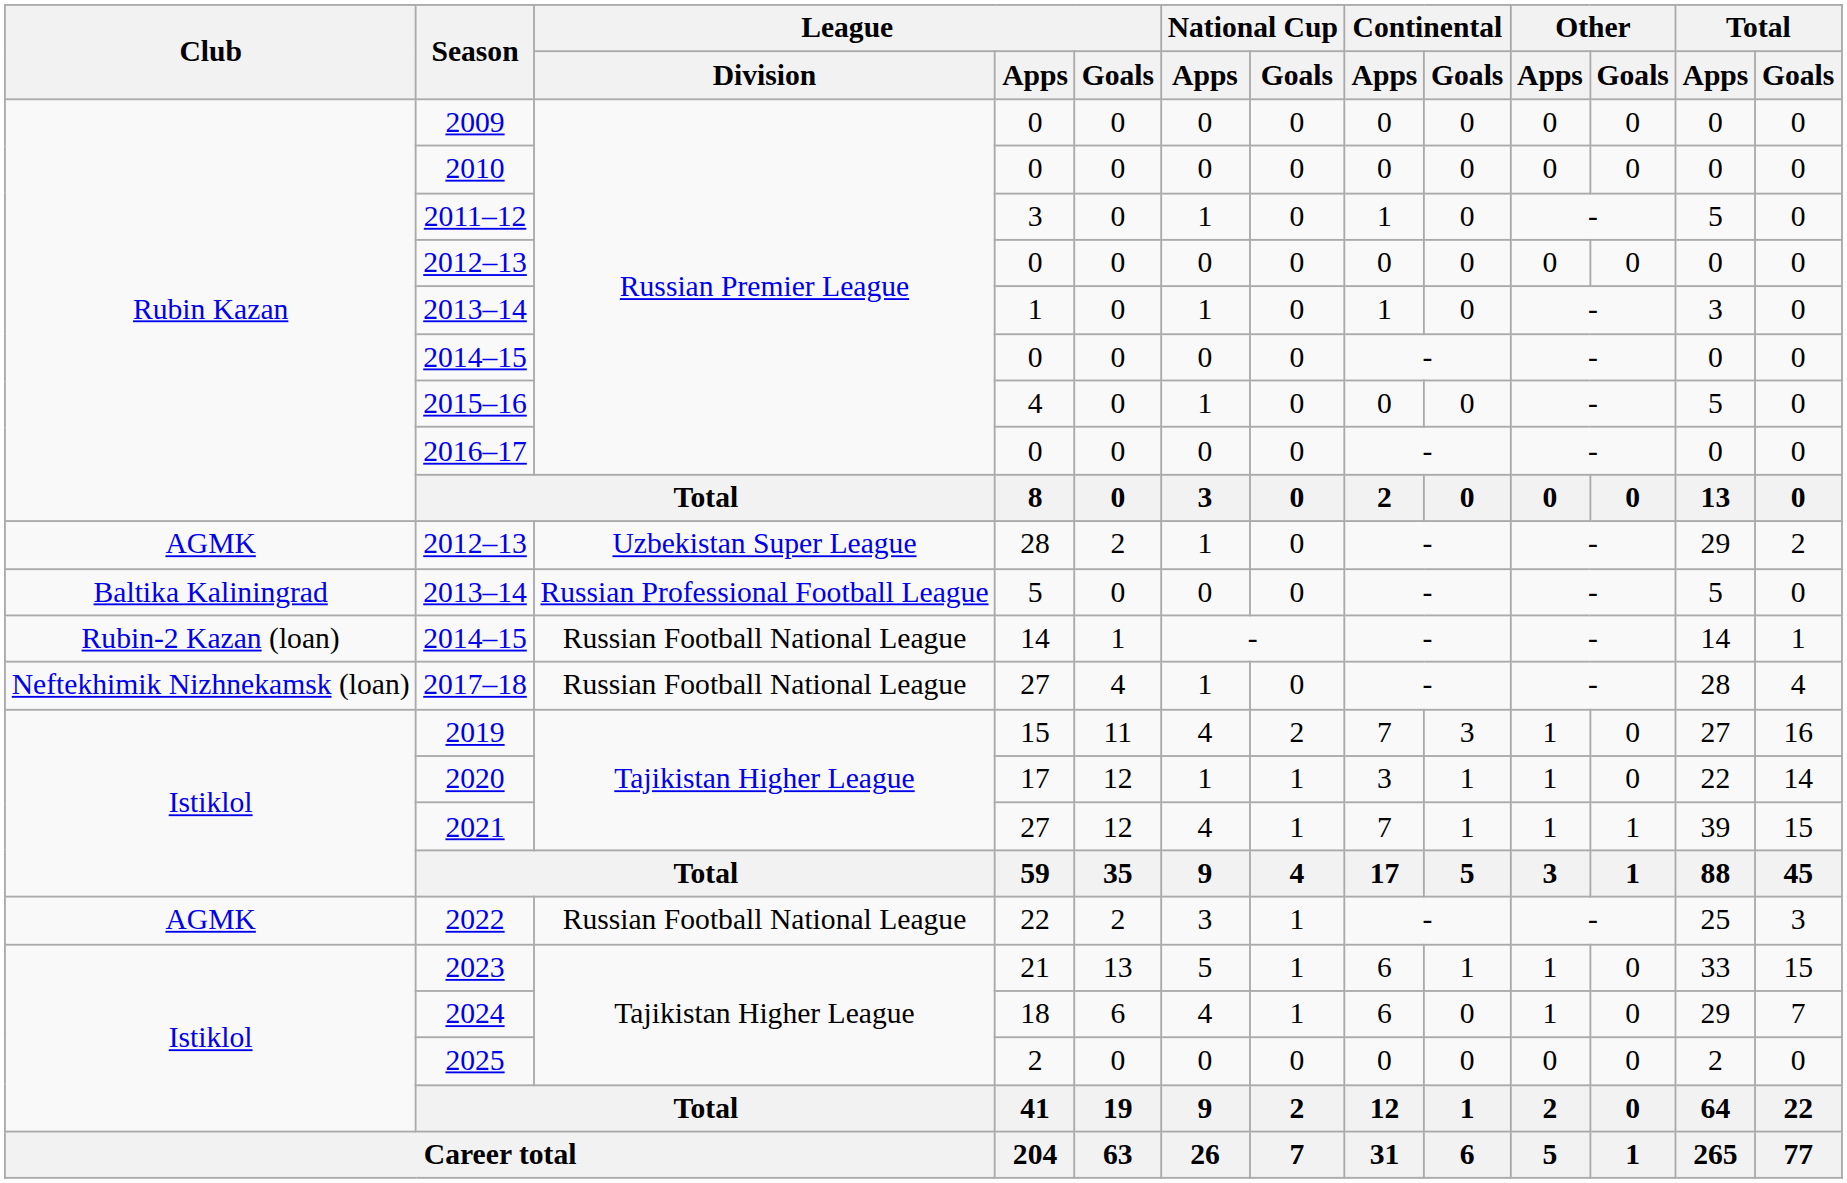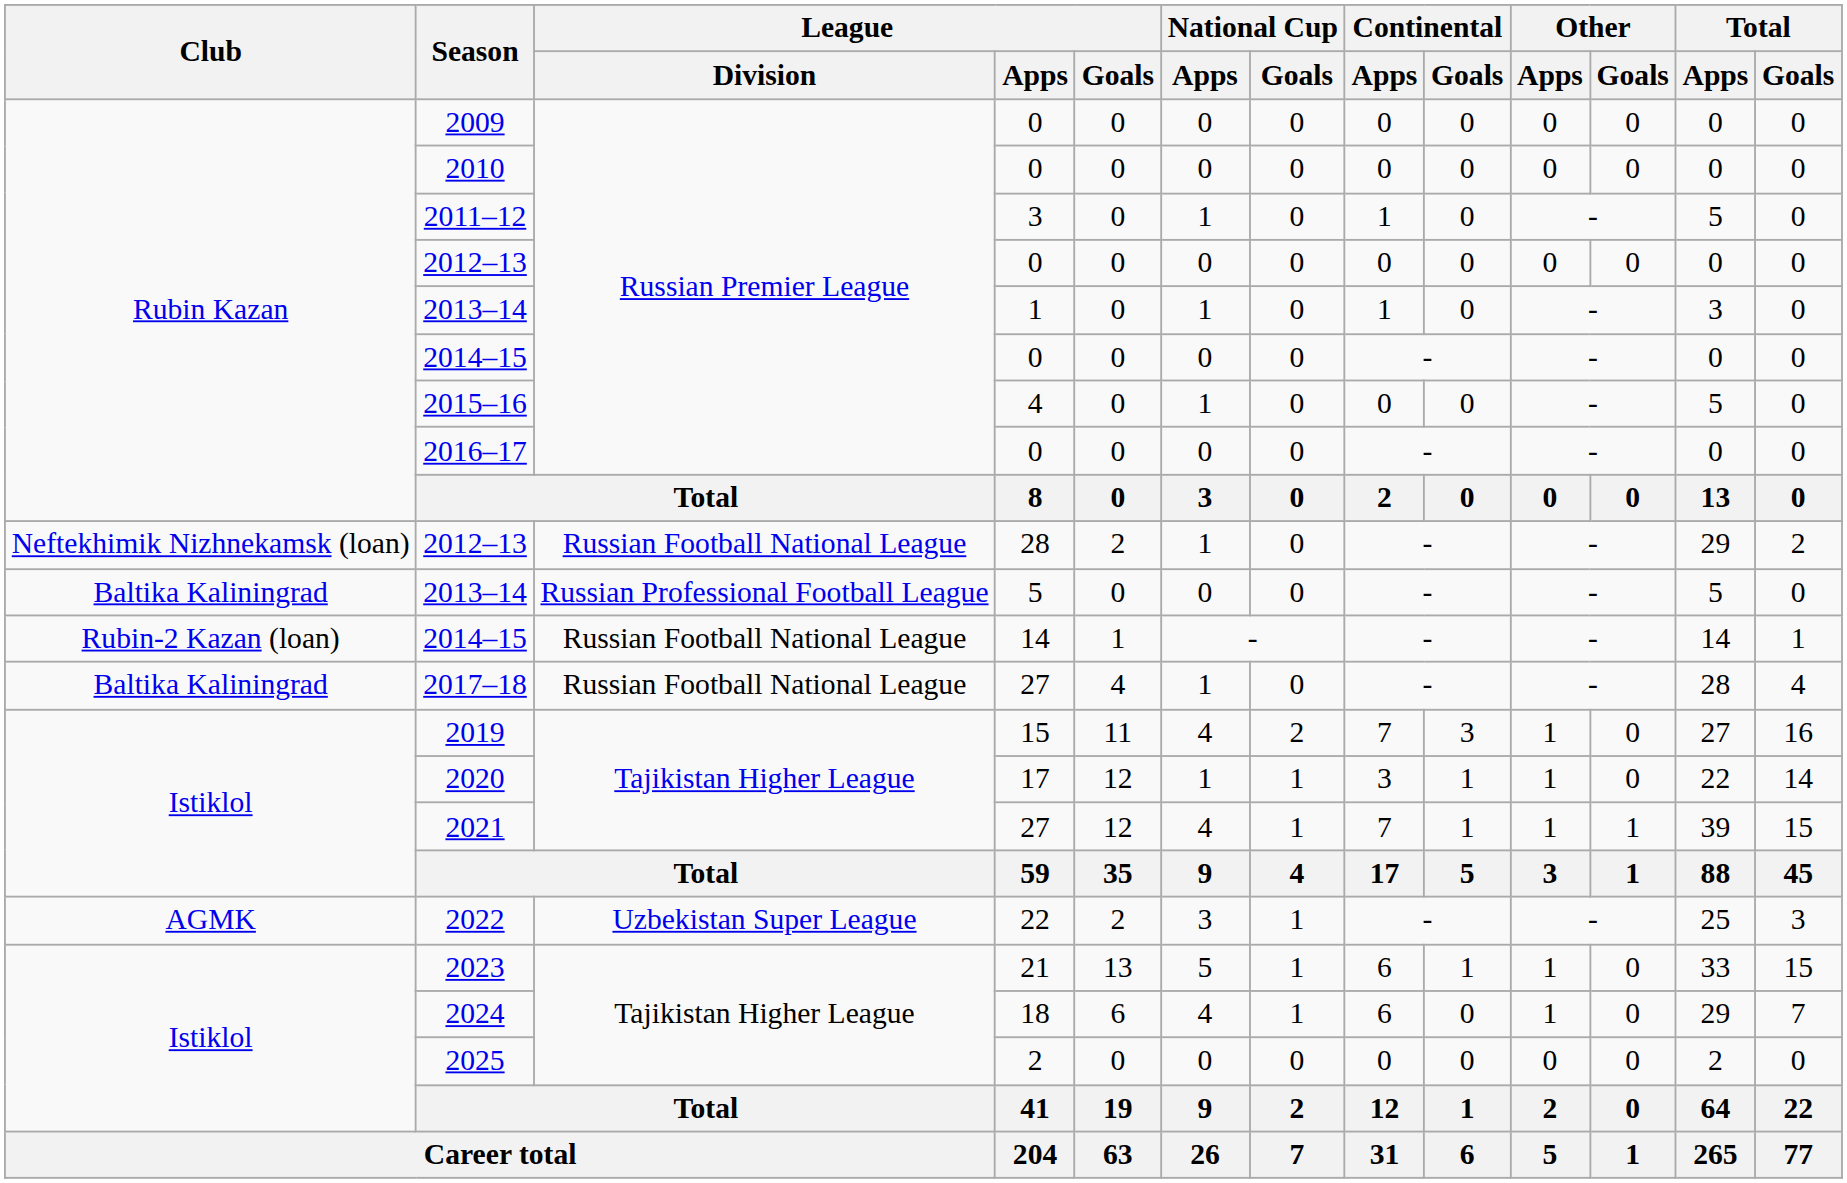(211, 544) AGMK -> (211, 544) Neftekhimik Nizhnekamsk (loan)
(764, 544) Uzbekistan Super League -> (764, 544) Russian Football National League
(211, 685) Neftekhimik Nizhnekamsk (loan) -> (211, 685) Baltika Kaliningrad
(764, 919) Russian Football National League -> (764, 919) Uzbekistan Super League
